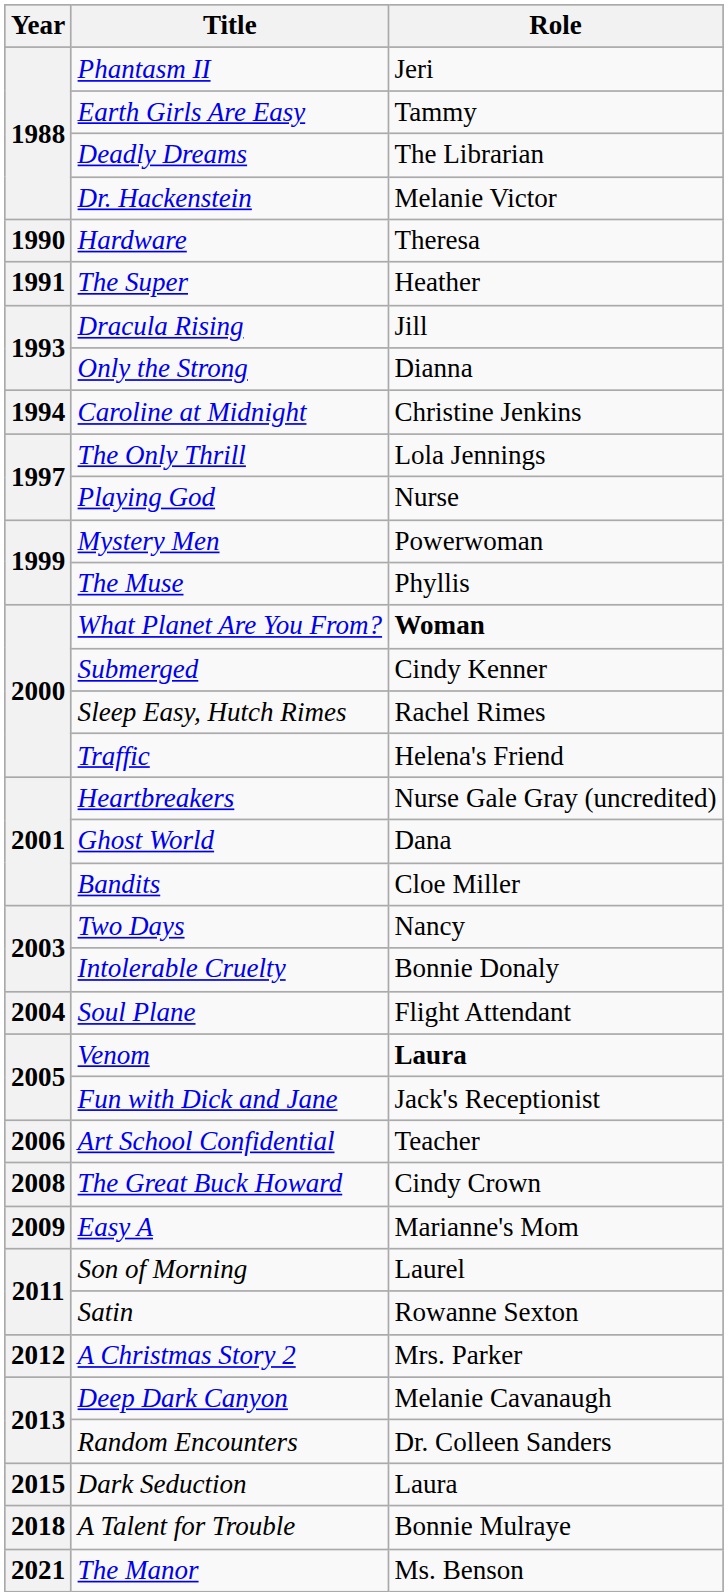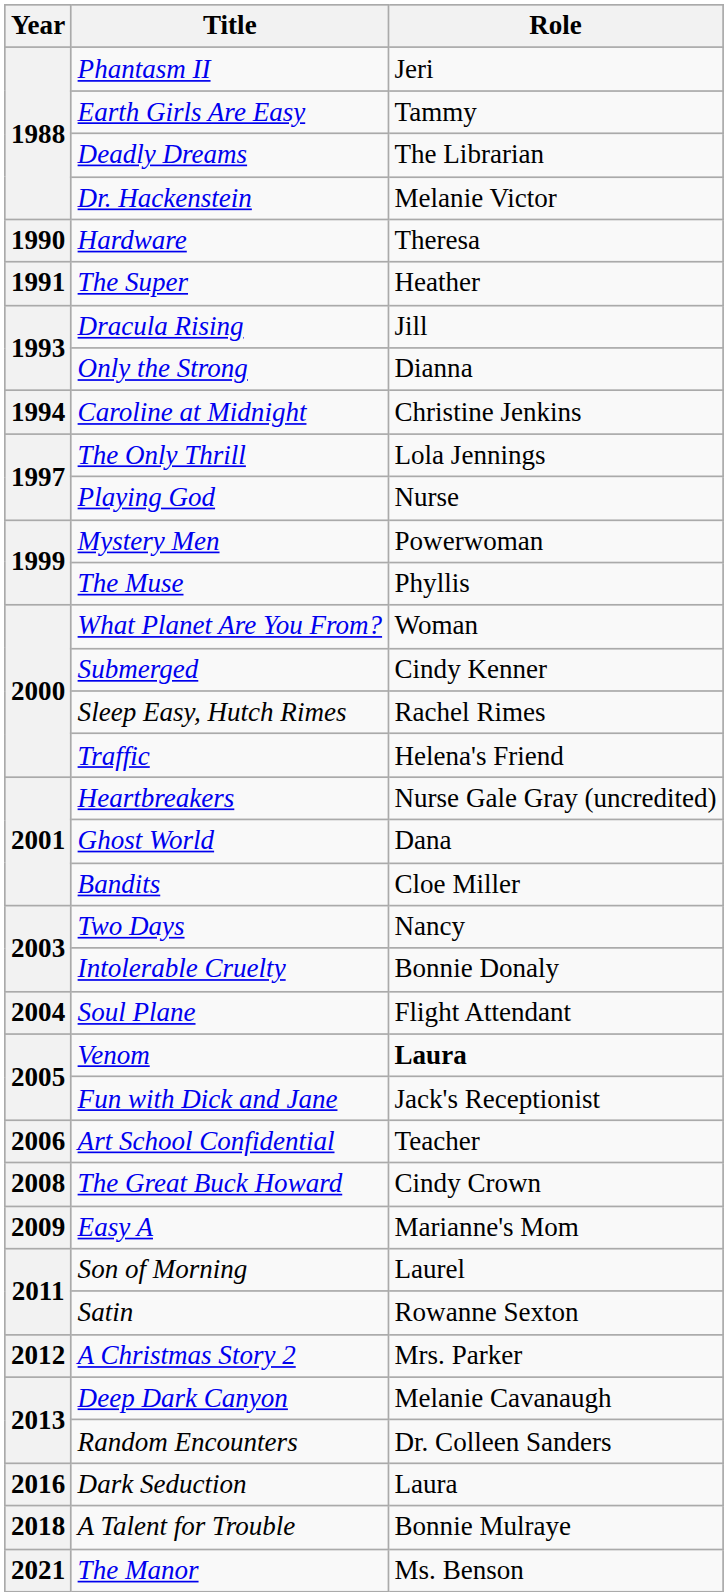(440, 626) bold -> (436, 626) normal
(38, 1483) 2015 -> (38, 1483) 2016
